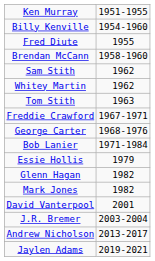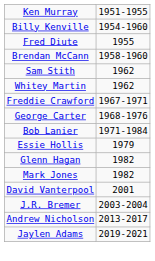- row: (50, 101)
